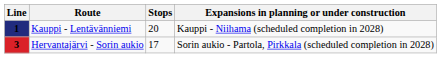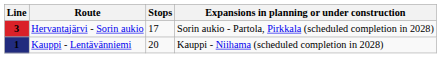rows swapped: (81, 28) <-> (87, 45)
